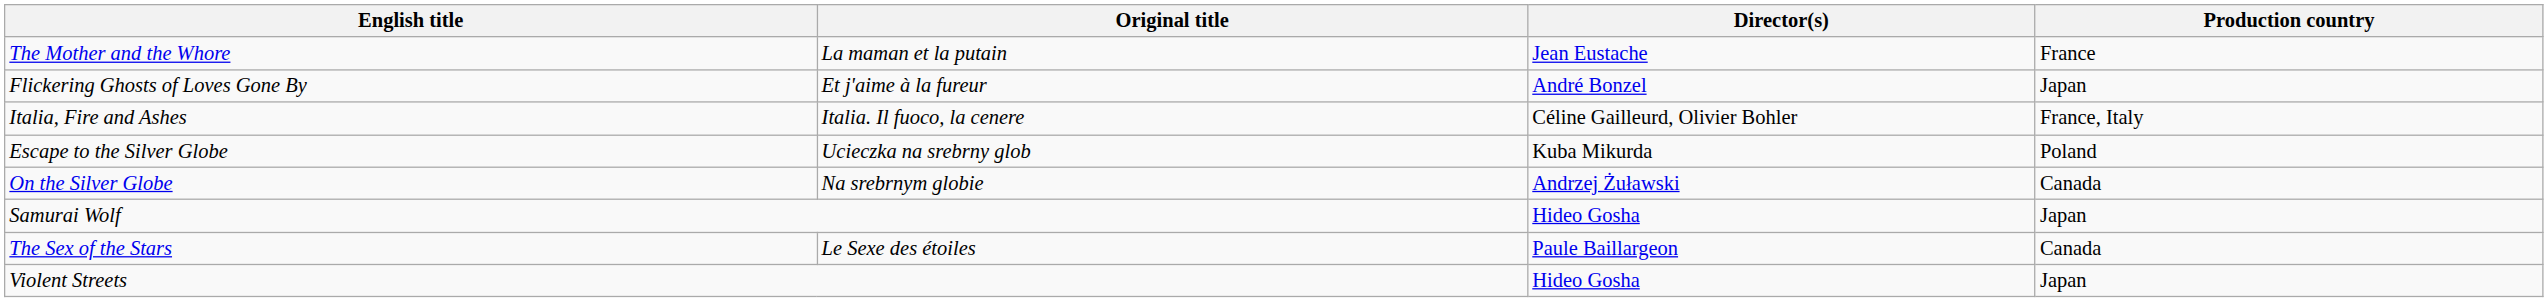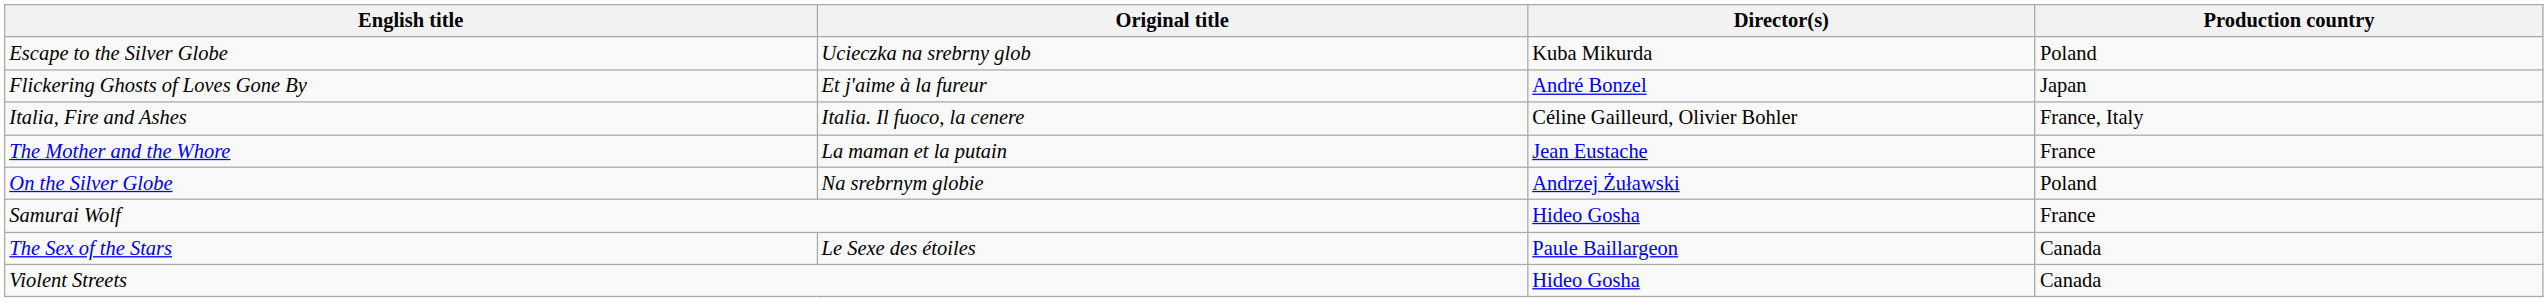rows swapped: (119, 150) <-> (120, 53)
(2071, 183) Canada -> (2068, 183) Poland
(2063, 215) Japan -> (2068, 215) France
(2063, 280) Japan -> (2071, 280) Canada
